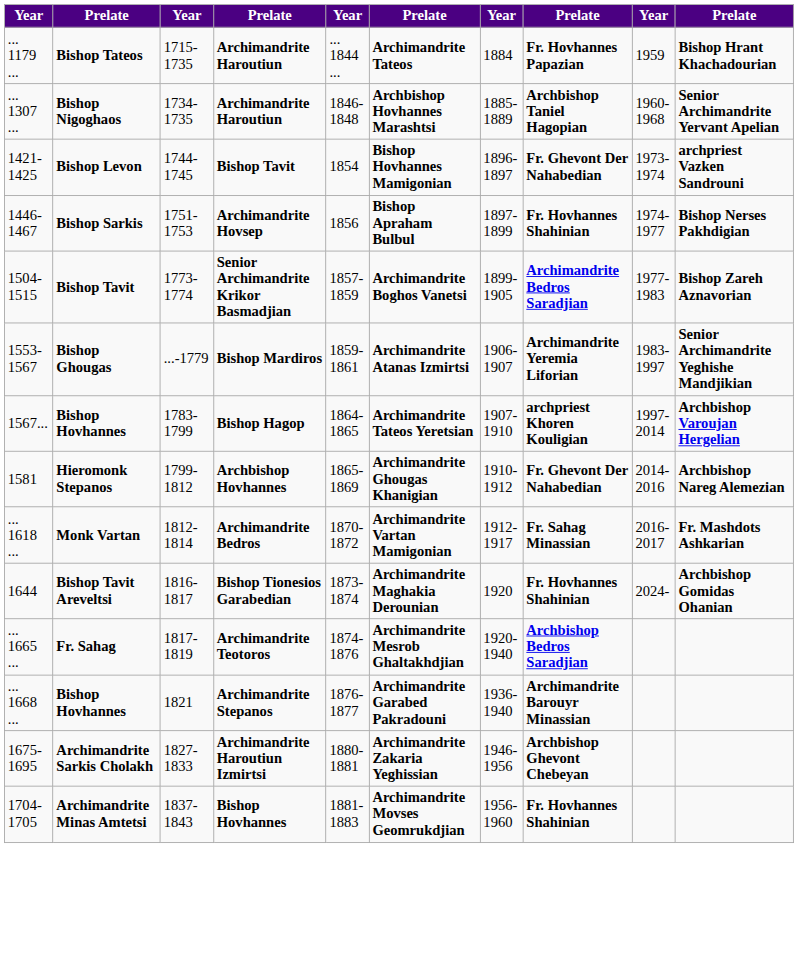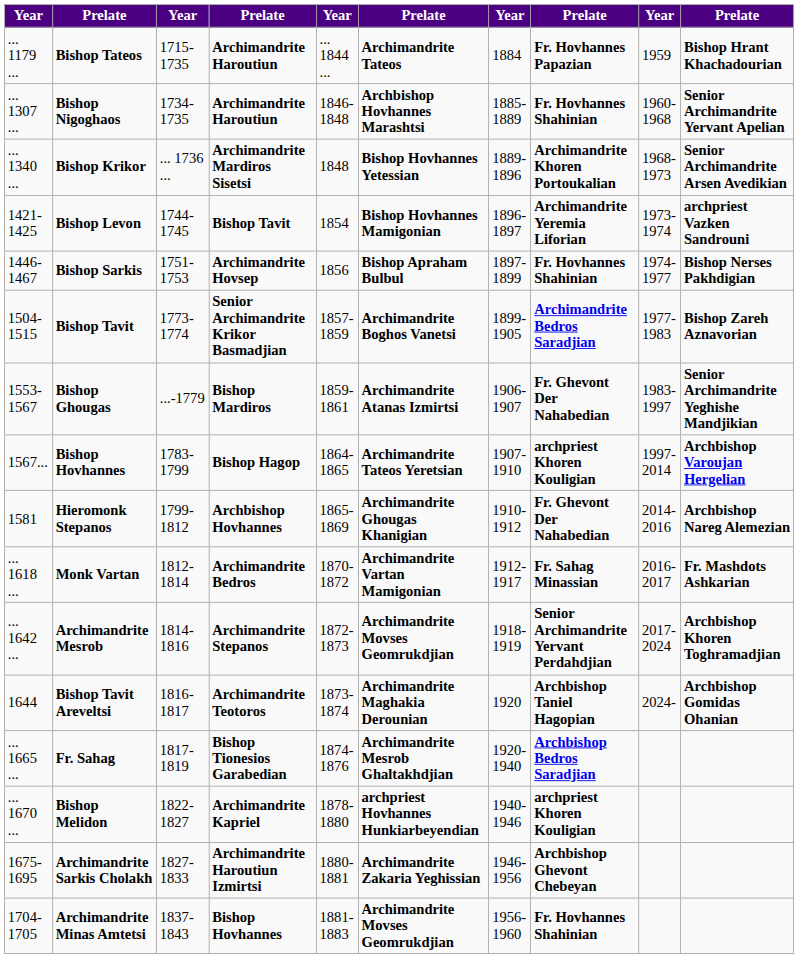(563, 111) Archbishop Taniel Hagopian -> (580, 111) Fr. Hovhannes Shahinian
+ row: (22, 167)
(577, 167) Fr. Ghevont Der Nahabedian -> (581, 223) Archimandrite Yeremia Liforian
(573, 359) Archimandrite Yeremia Liforian -> (572, 398) Fr. Ghevont Der Nahabedian
+ row: (22, 638)
(269, 590) Bishop Tionesios Garabedian -> (259, 702) Archimandrite Teotoros
(572, 590) Fr. Hovhannes Shahinian -> (570, 702) Archbishop Taniel Hagopian
(263, 646) Archimandrite Teotoros -> (249, 758) Bishop Tionesios Garabedian
- row: (22, 702)
+ row: (22, 814)
